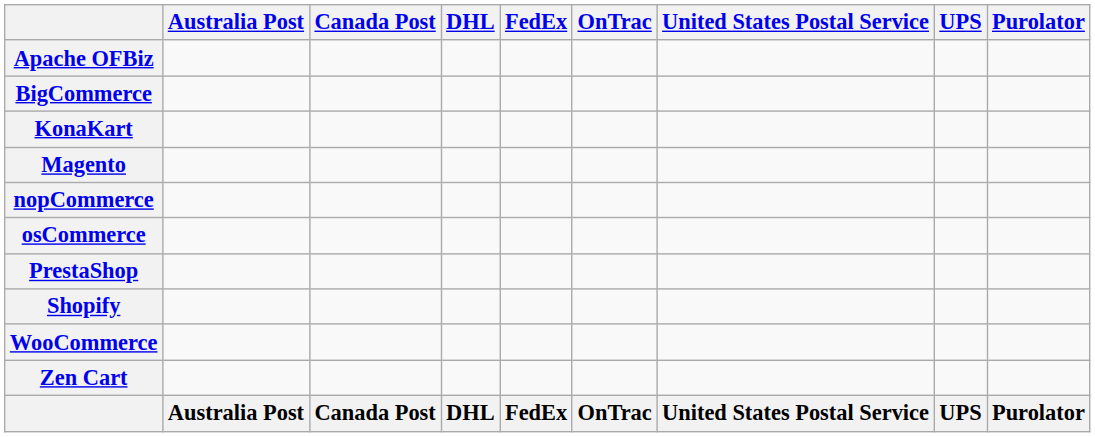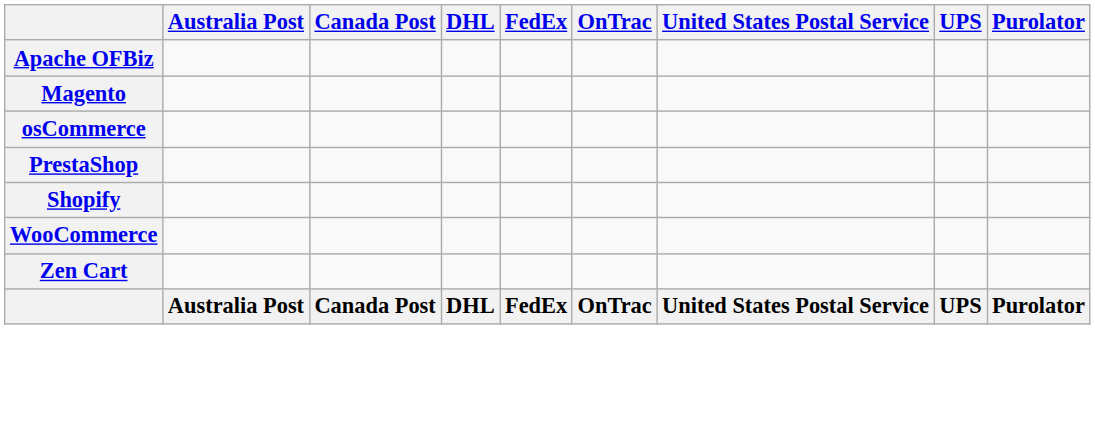- row: (84, 93)
- row: (84, 128)
- row: (84, 199)
